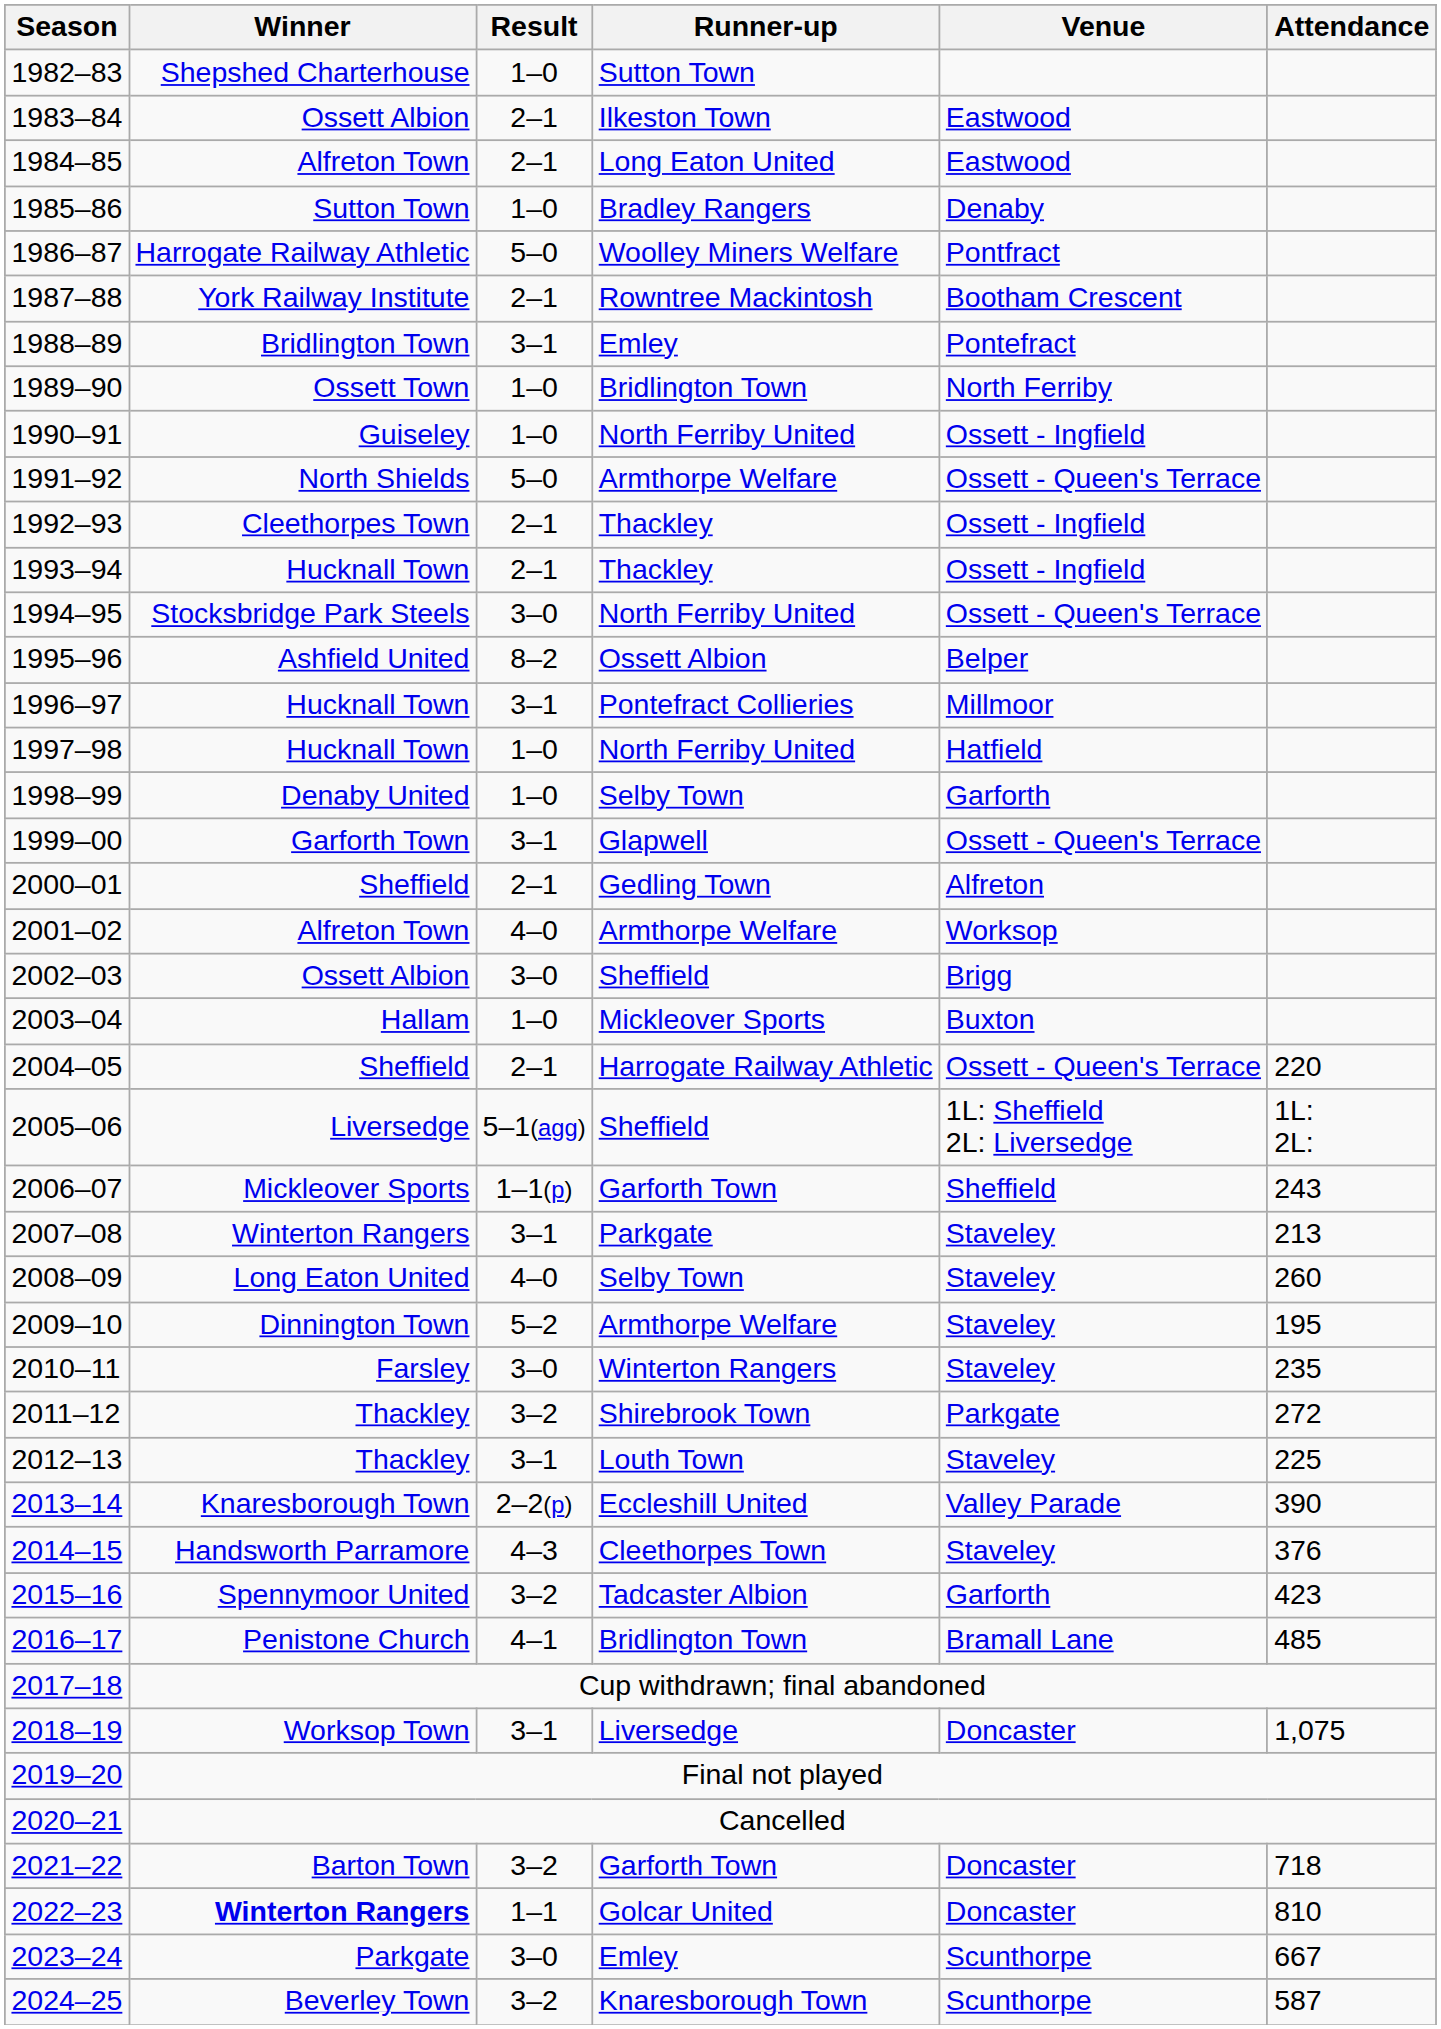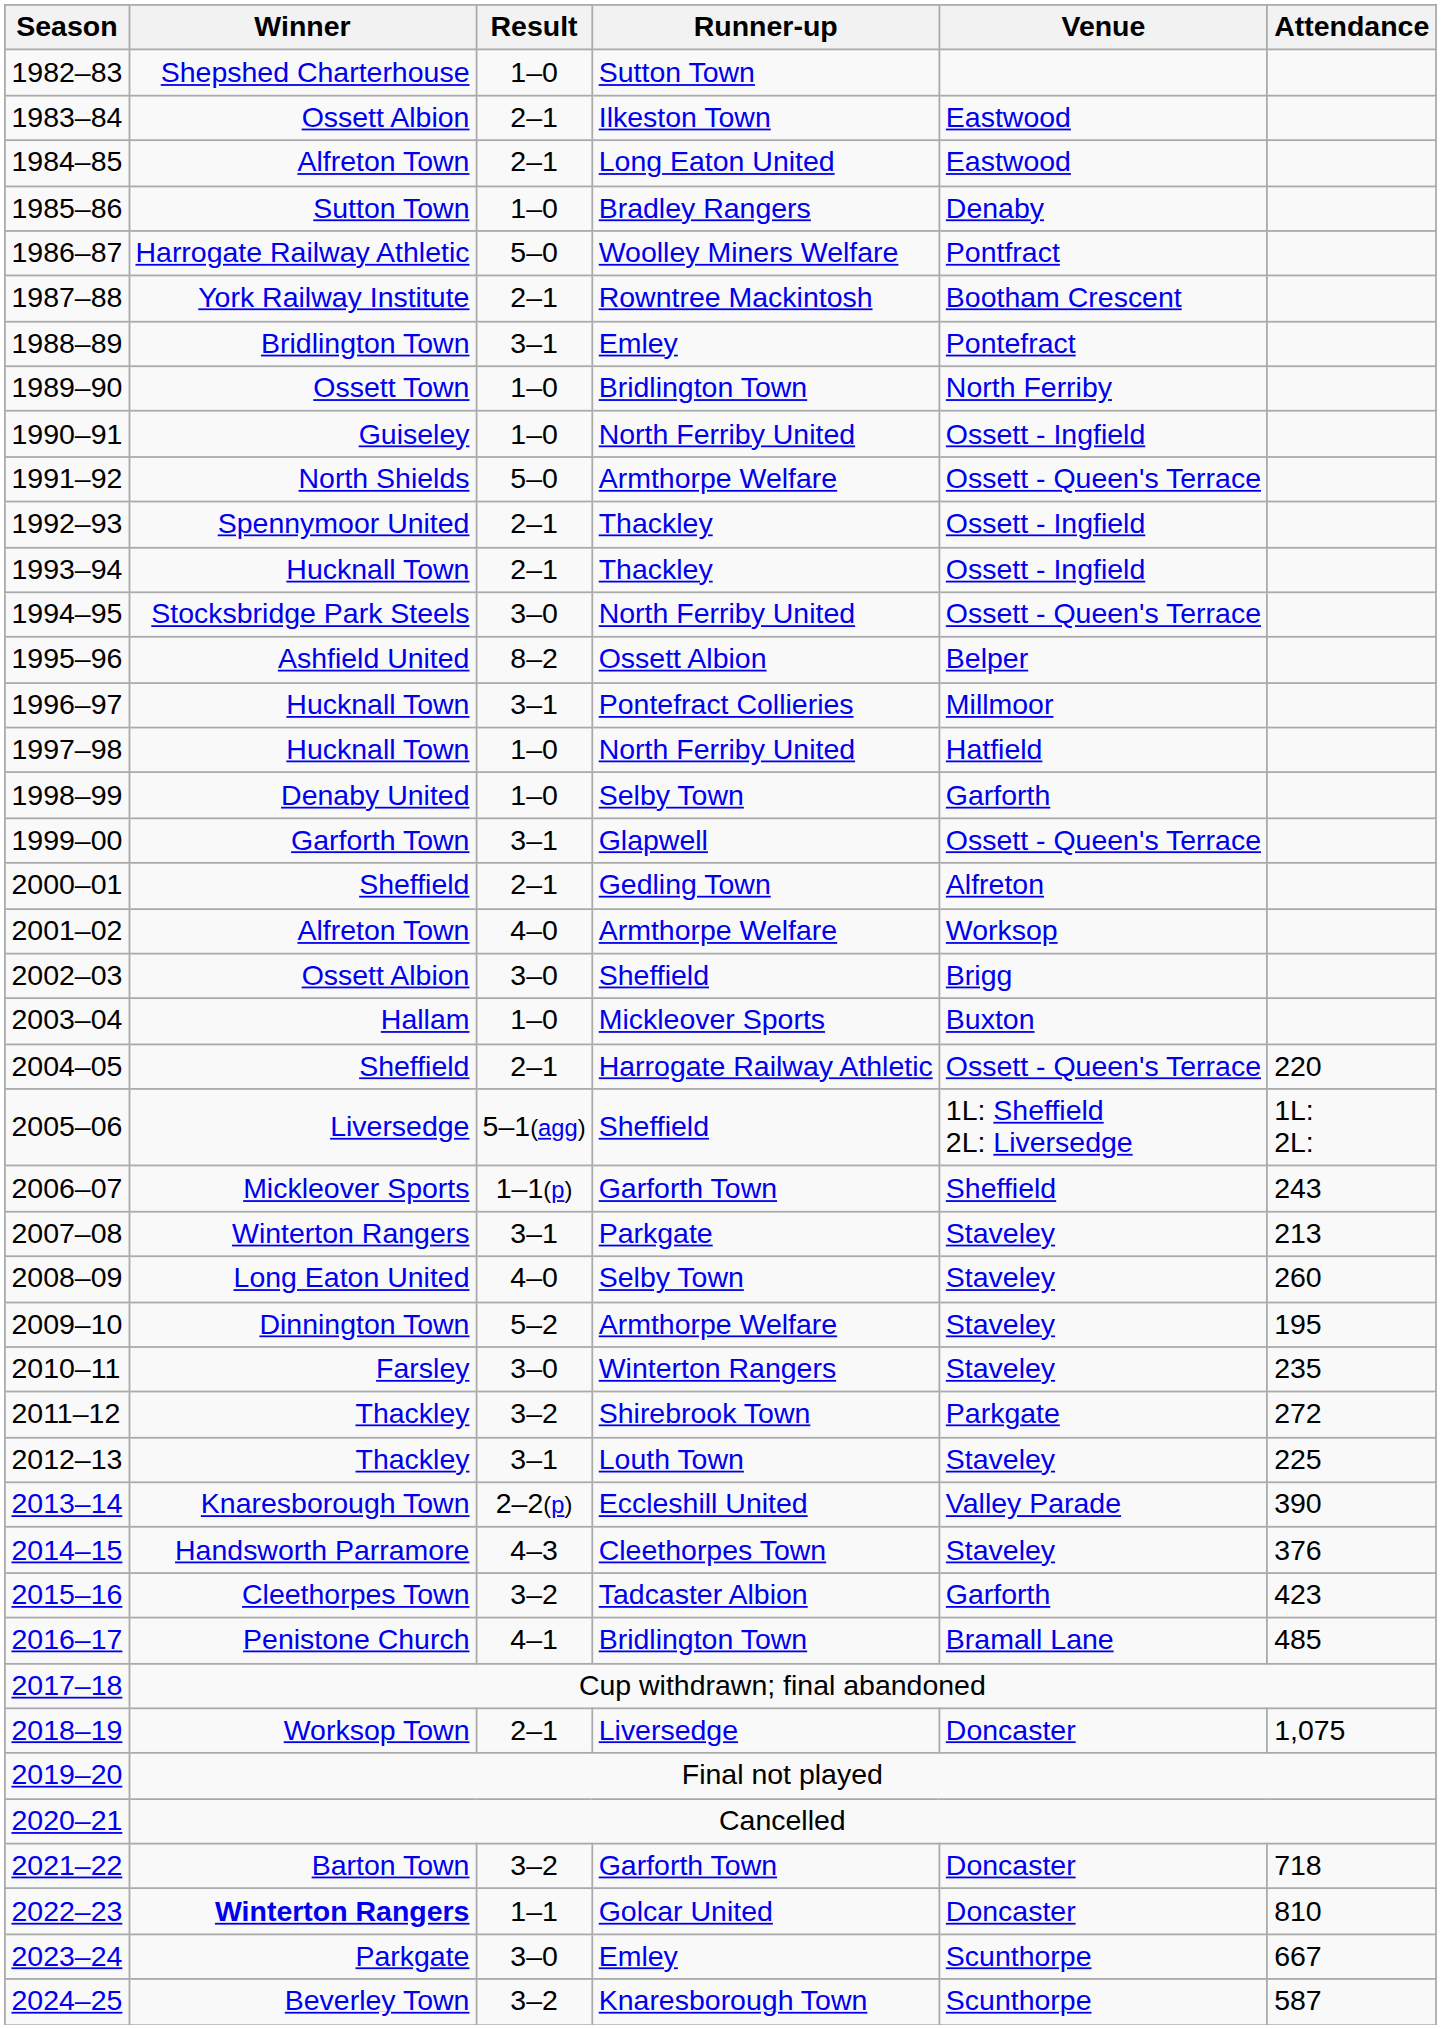(356, 523) Cleethorpes Town -> (344, 523) Spennymoor United
(344, 1594) Spennymoor United -> (356, 1594) Cleethorpes Town
(534, 1730) 3–1 -> (534, 1730) 2–1
